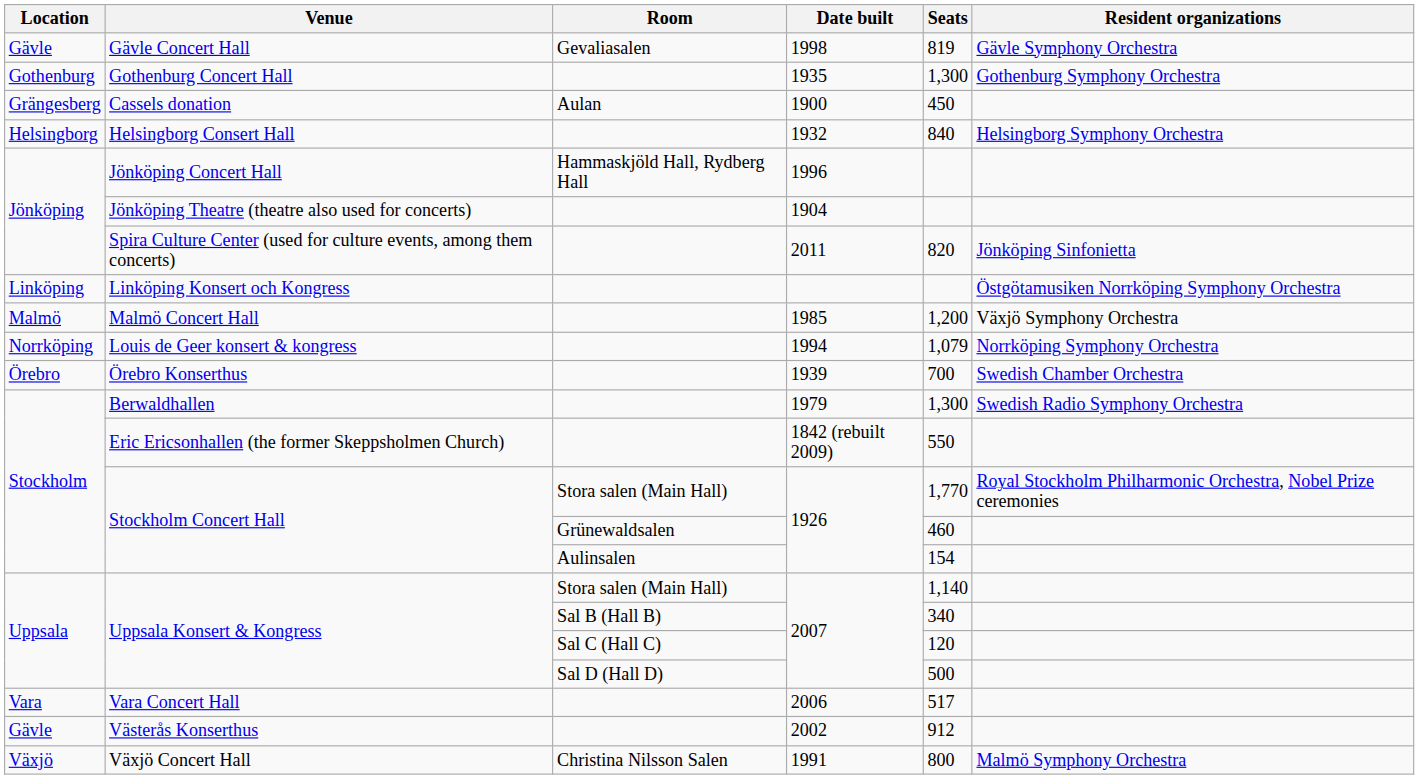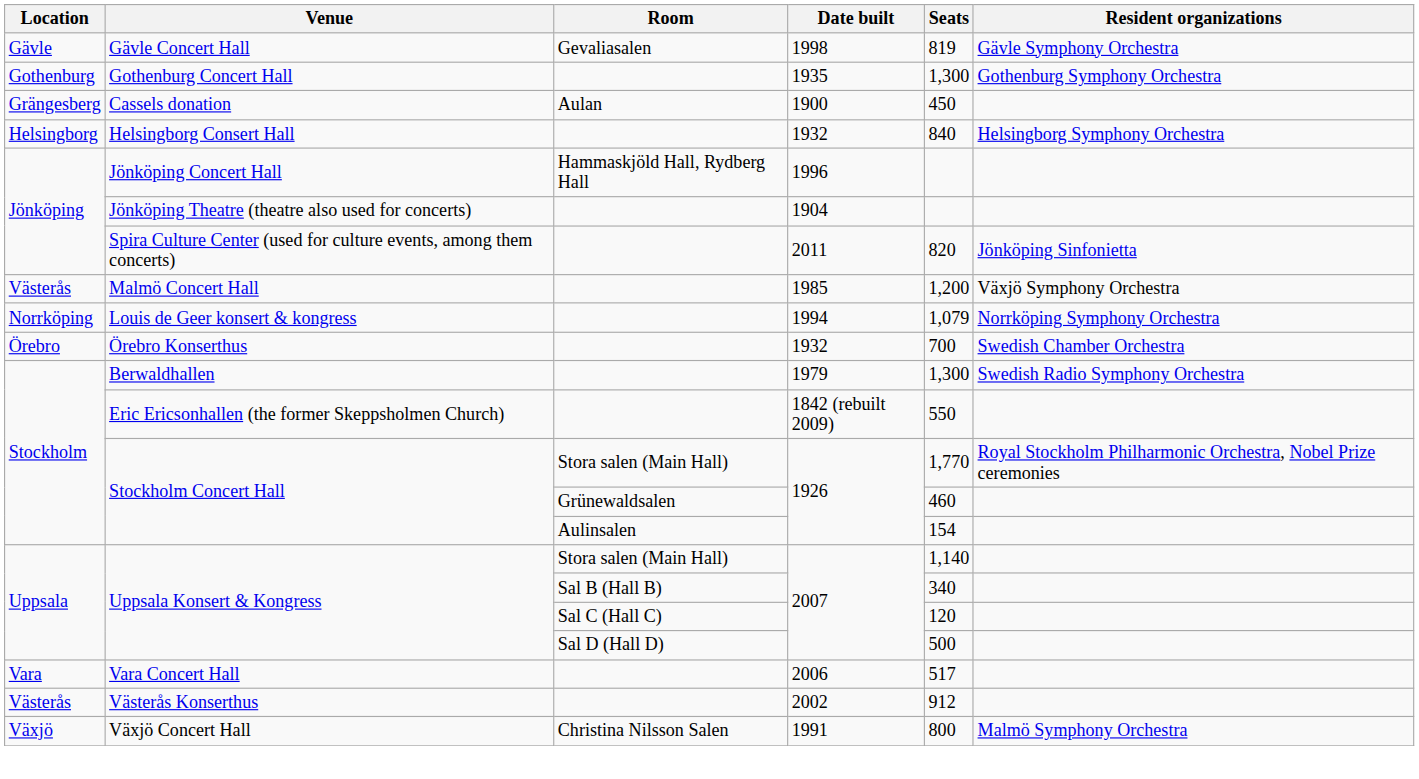- row: (229, 288)
(35, 317) Malmö -> (40, 288) Västerås
(809, 374) 1939 -> (810, 346) 1932
(30, 731) Gävle -> (40, 702) Västerås
